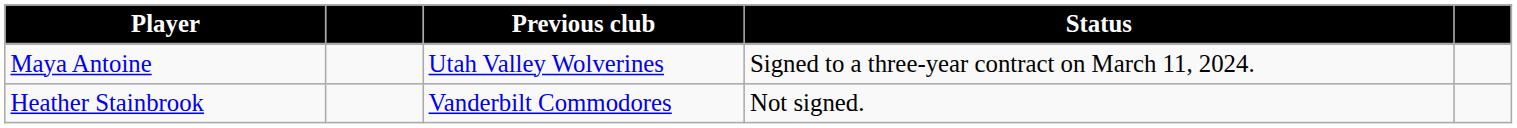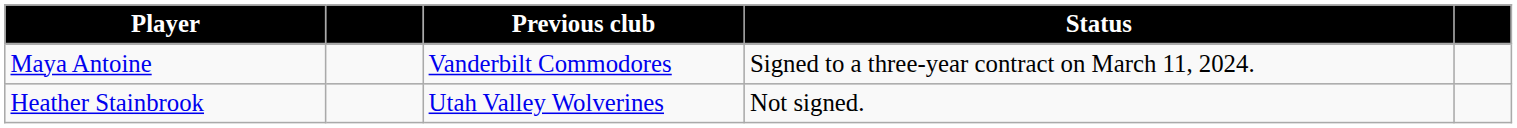(546, 63) Utah Valley Wolverines -> (550, 63) Vanderbilt Commodores
(550, 102) Vanderbilt Commodores -> (546, 102) Utah Valley Wolverines
